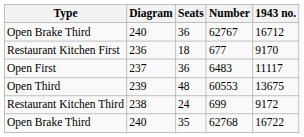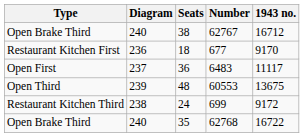(184, 31) 36 -> (184, 31) 38
